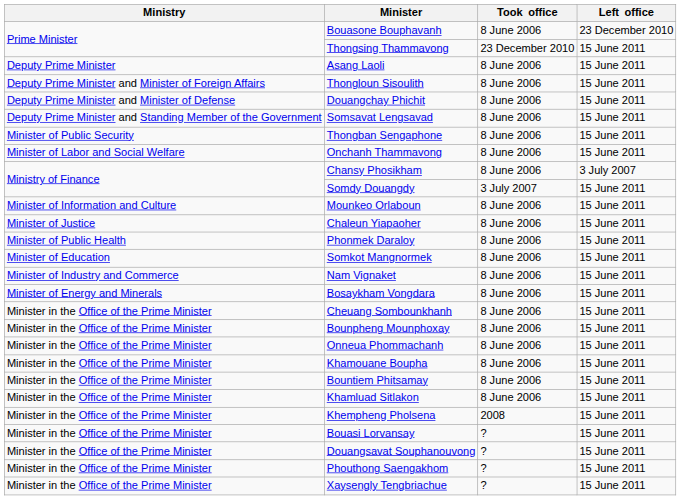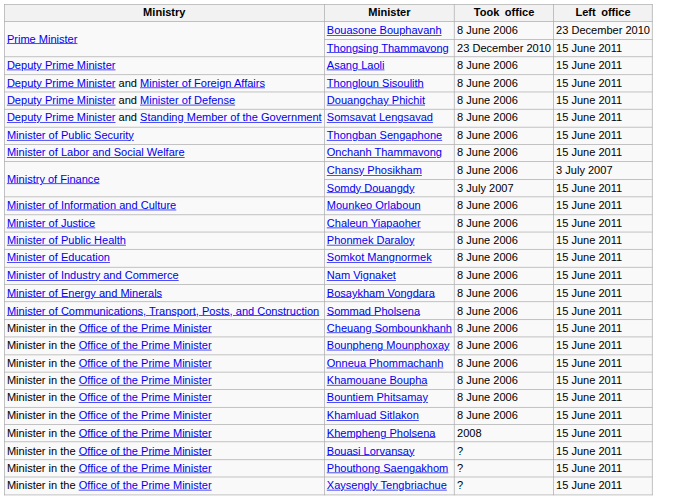+ row: (373, 310)
- row: (401, 450)
